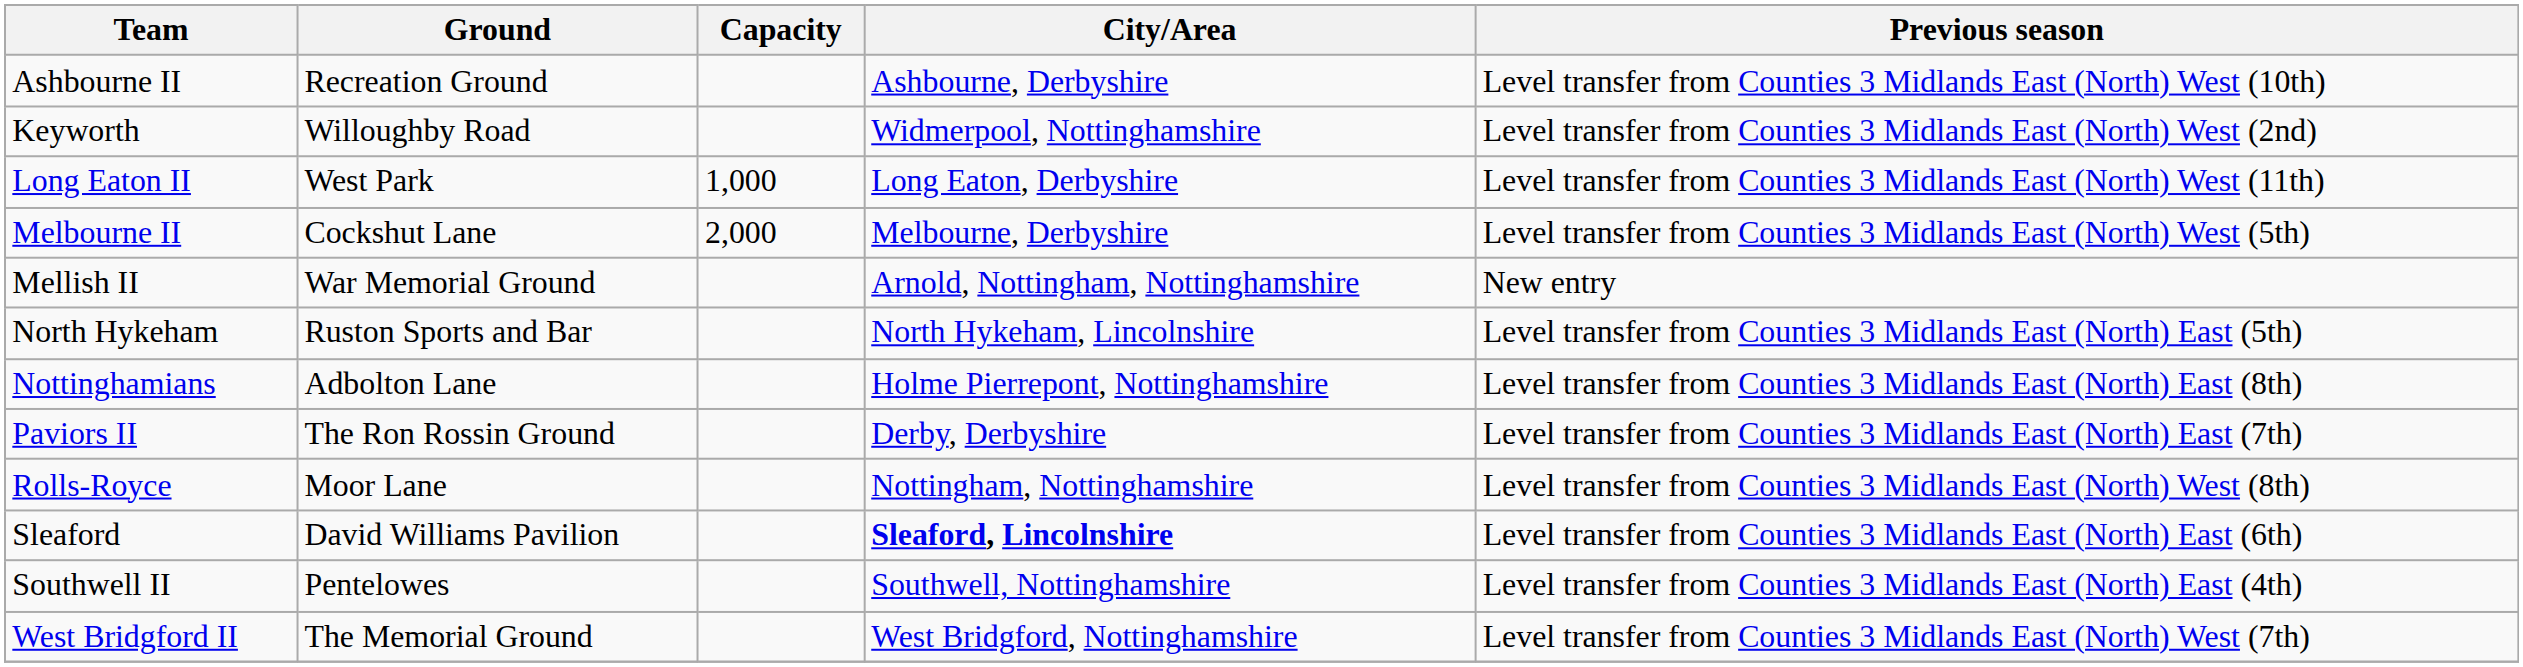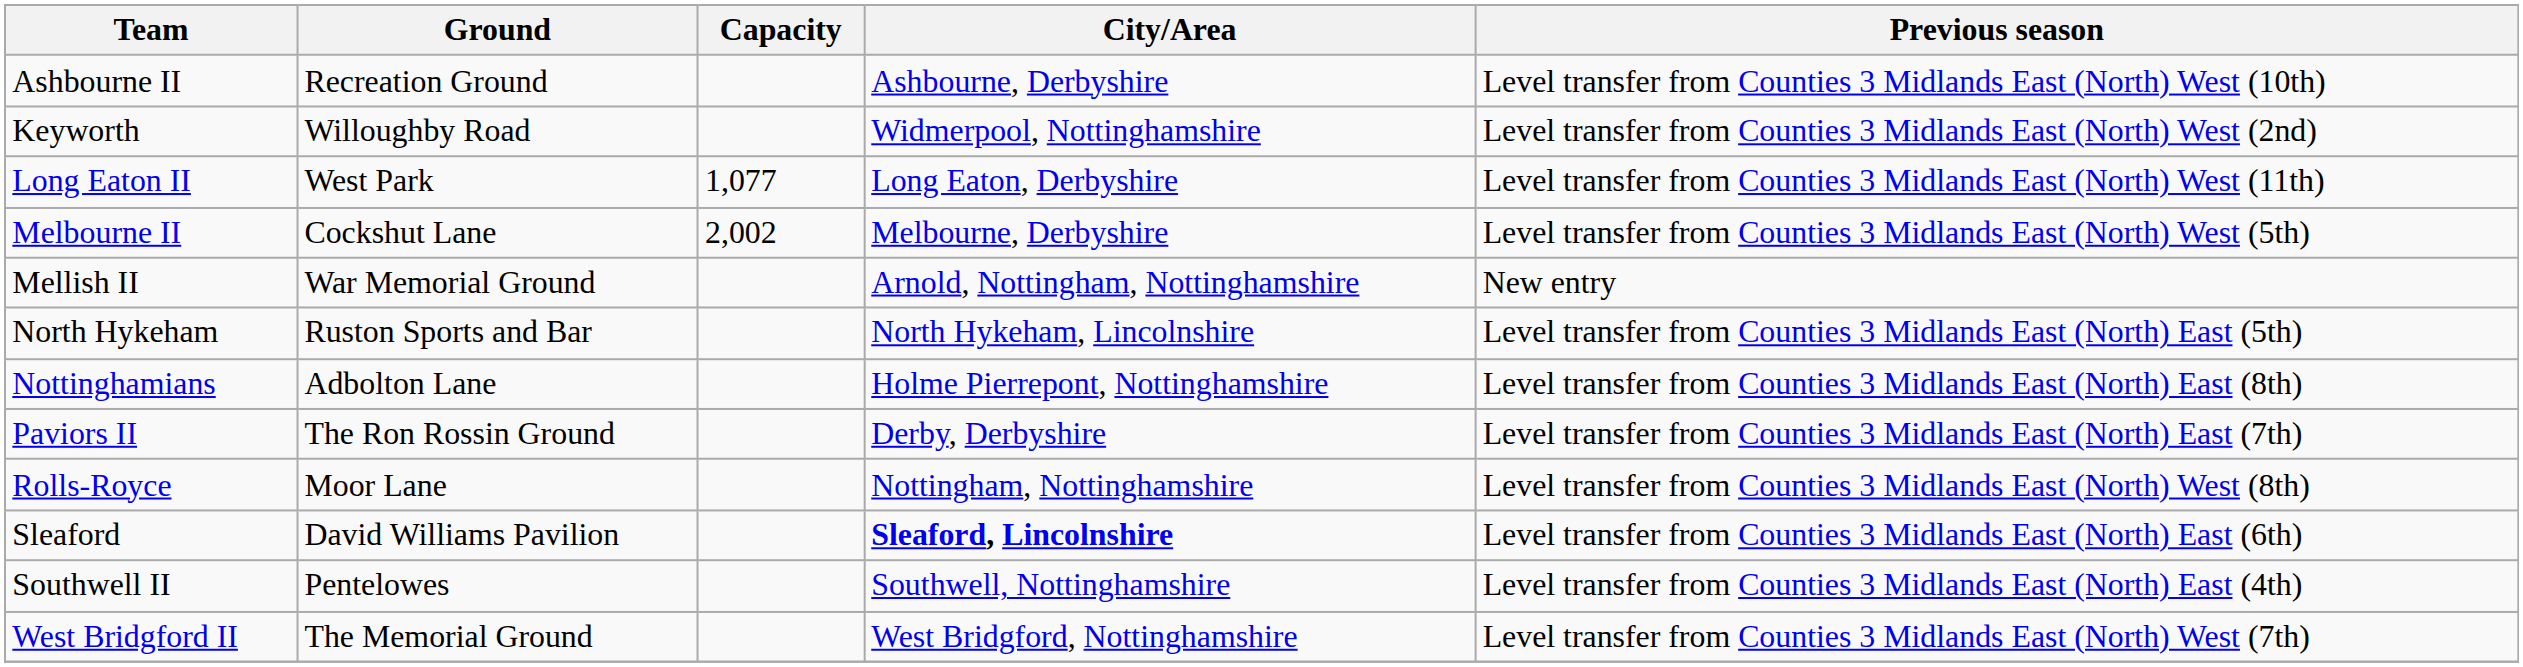(741, 181) 1,000 -> (741, 181) 1,077
(741, 231) 2,000 -> (741, 231) 2,002
